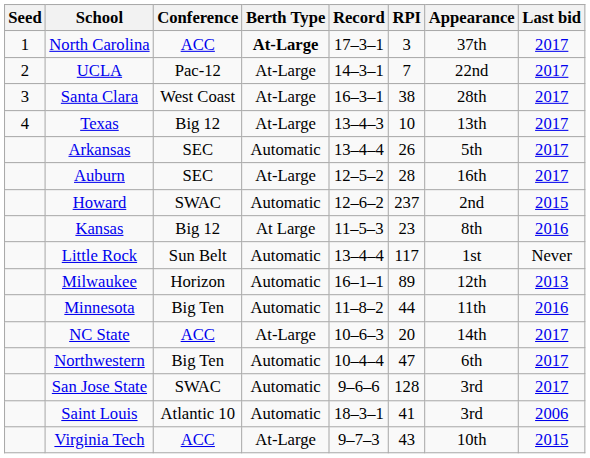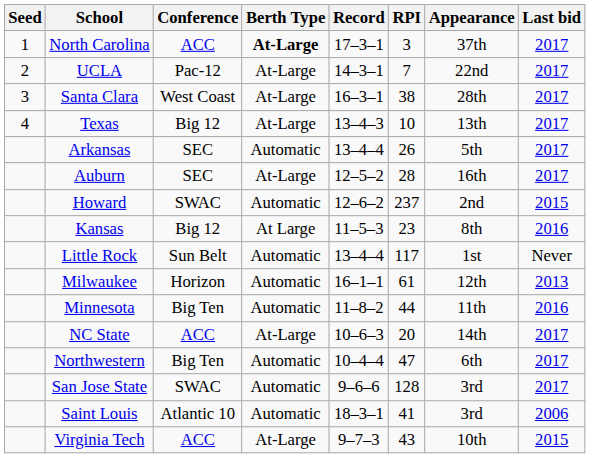(407, 281) 89 -> (407, 281) 61
